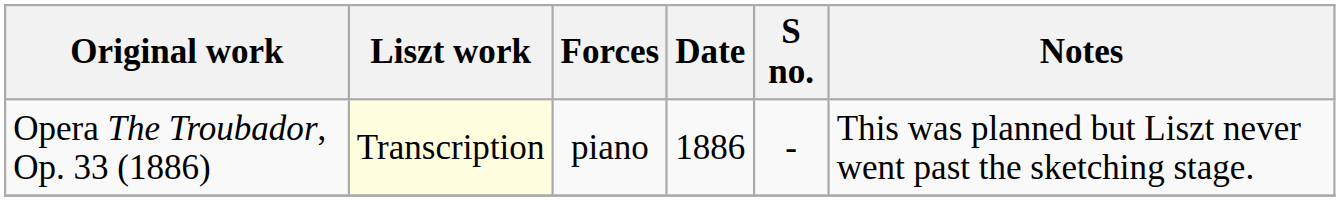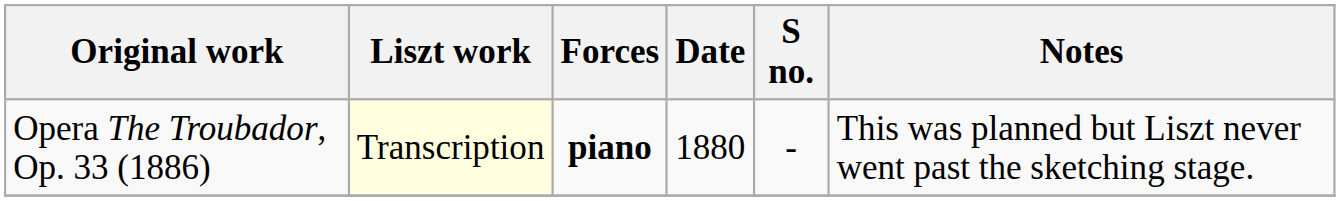(610, 146) normal -> (610, 146) bold
(710, 146) 1886 -> (710, 146) 1880
